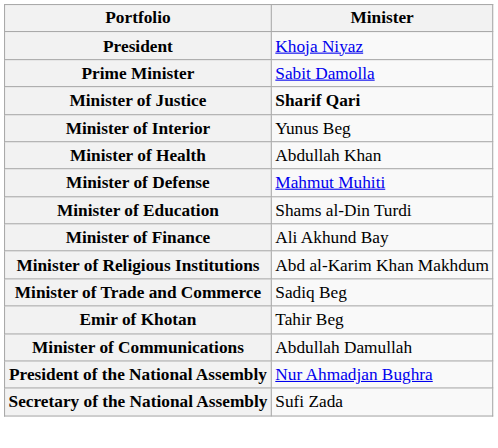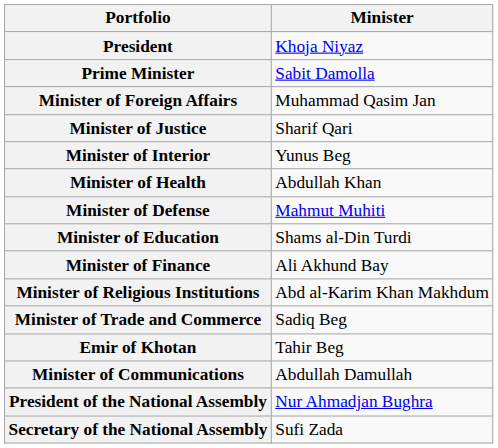+ row: (138, 100)
(318, 100) bold -> (314, 127) normal
